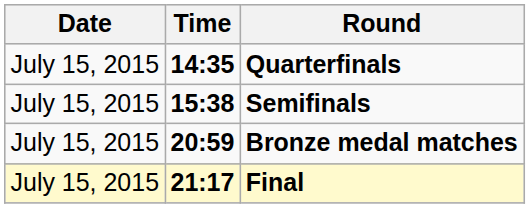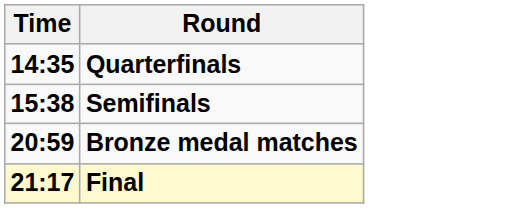- column: (85, 24)
